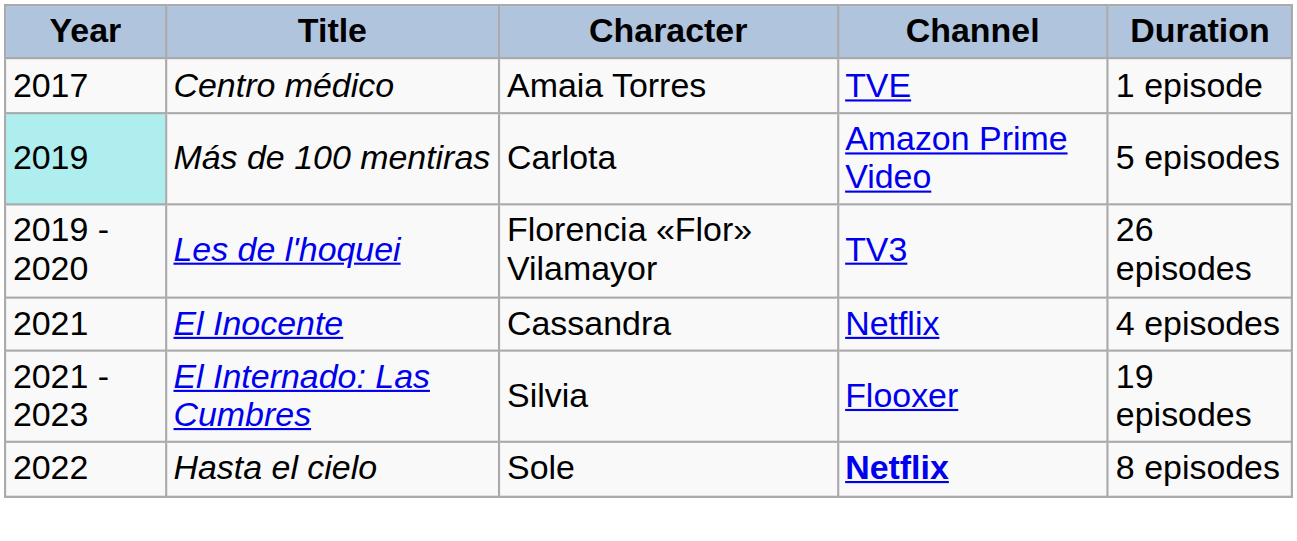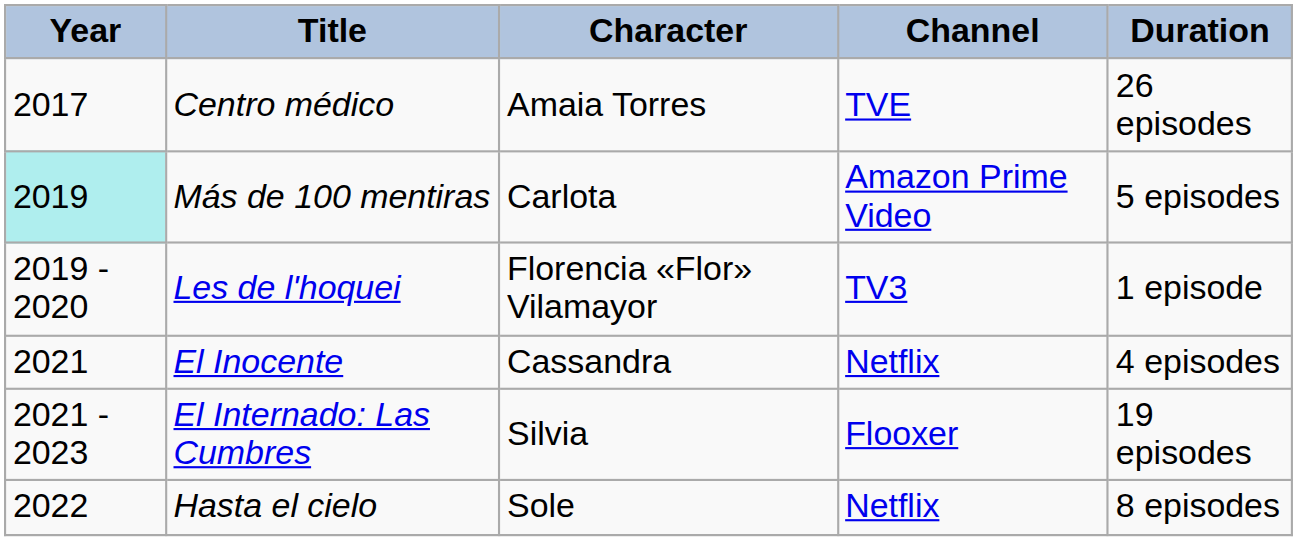(1189, 85) 1 episode -> (1184, 104) 26 episodes
(1184, 250) 26 episodes -> (1189, 288) 1 episode
(897, 468) bold -> (892, 506) normal
